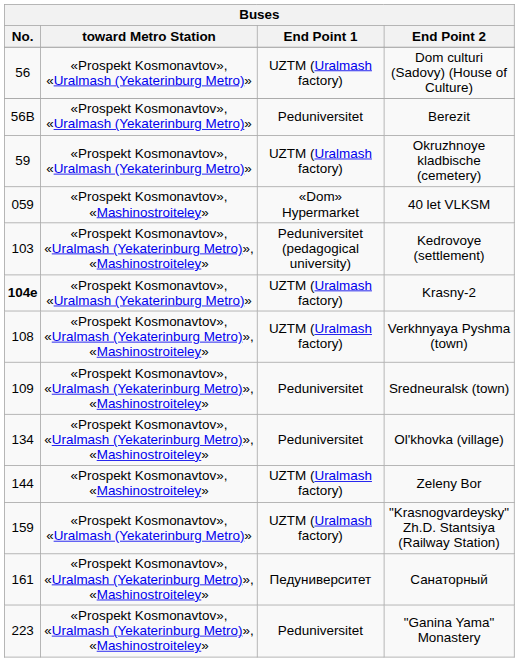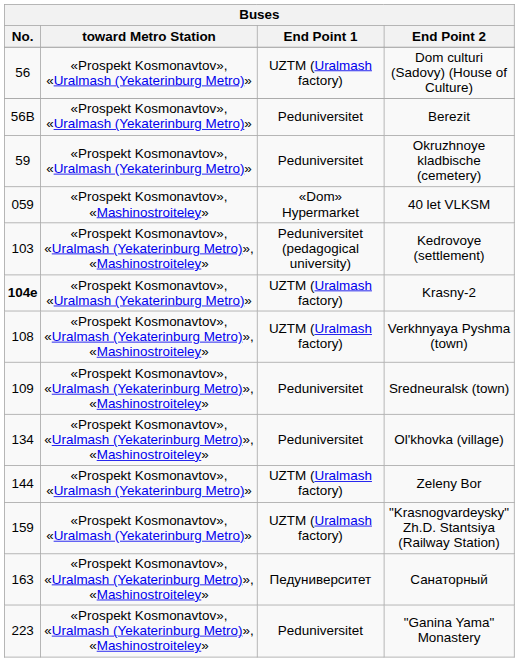(320, 160) UZTM (Uralmash factory) -> (320, 160) Peduniversitet
(149, 483) «Prospekt Kosmonavtov», «Mashinostroiteley» -> (149, 483) «Prospekt Kosmonavtov», «Uralmash (Yekaterinburg Metro)»
(23, 579) 161 -> (23, 579) 163
